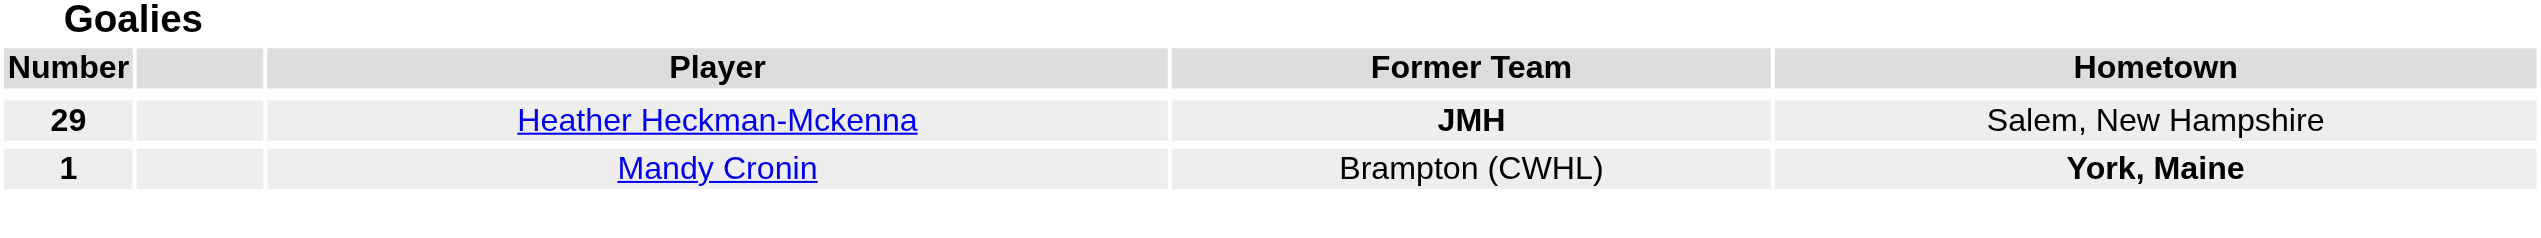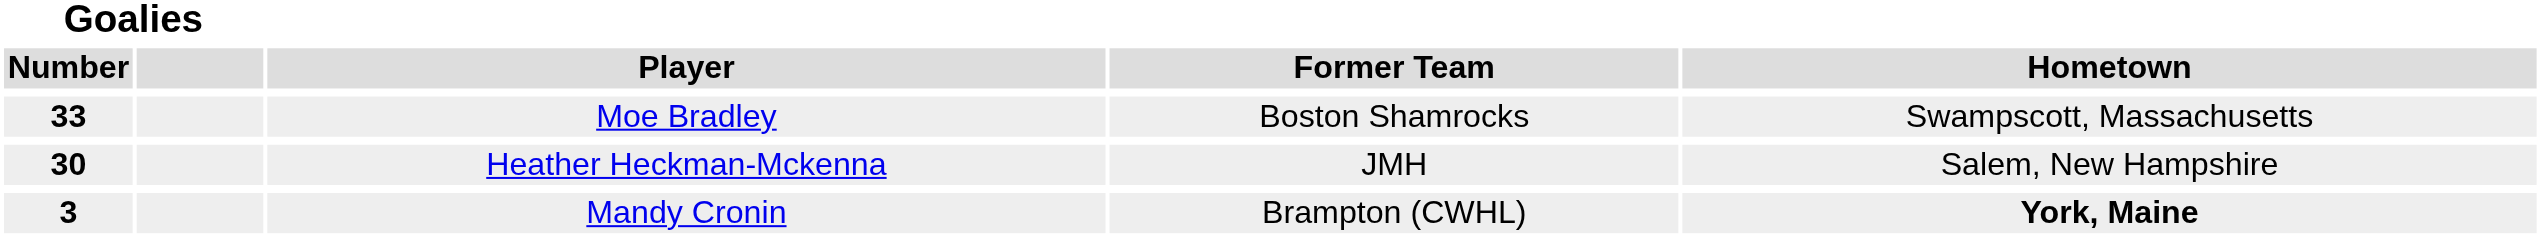+ row: (686, 116)
(68, 120) 29 -> (68, 164) 30
(1471, 120) bold -> (1394, 164) normal
(68, 168) 1 -> (68, 212) 3
